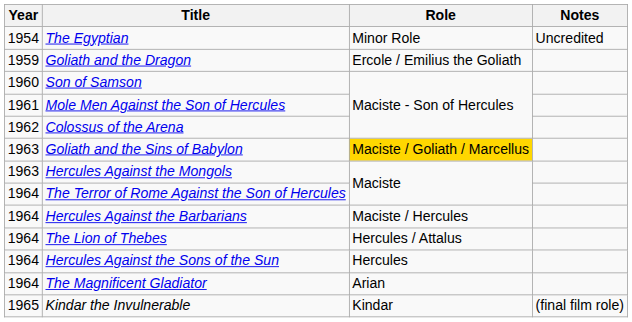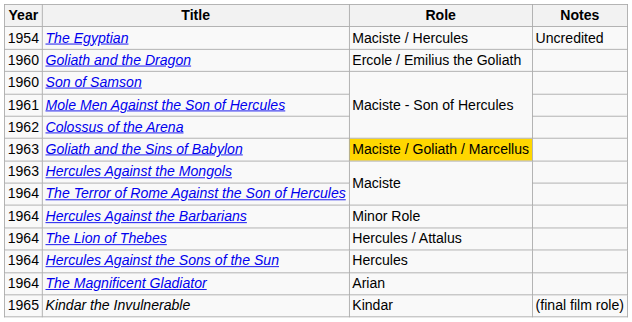(386, 37) Minor Role -> (410, 37) Maciste / Hercules
(23, 60) 1959 -> (23, 60) 1960
(410, 216) Maciste / Hercules -> (386, 216) Minor Role
